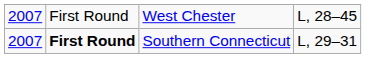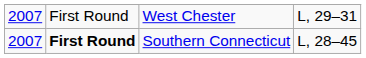(327, 16) L, 28–45 -> (327, 16) L, 29–31
(327, 41) L, 29–31 -> (327, 41) L, 28–45
